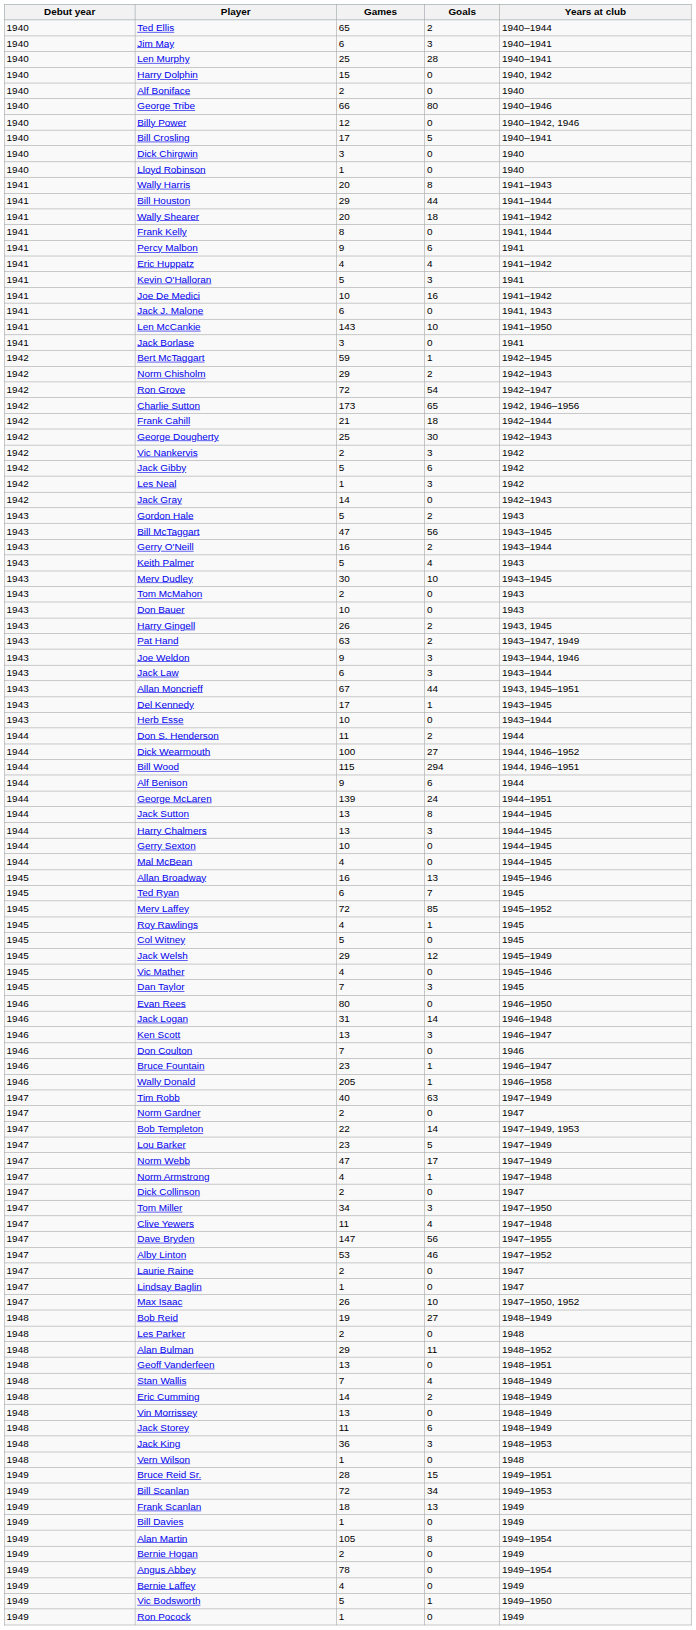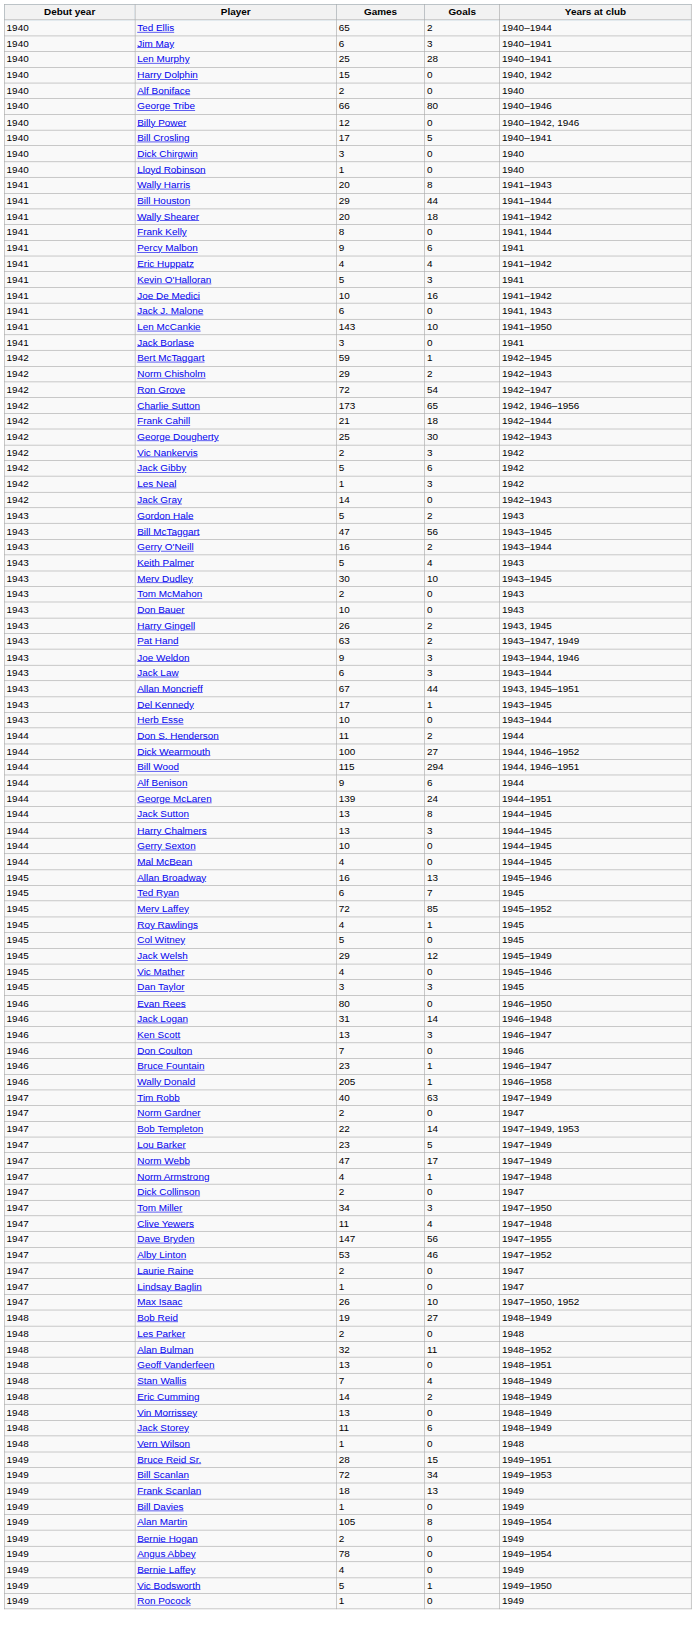(342, 987) 7 -> (342, 987) 3
(344, 1349) 29 -> (344, 1349) 32
- row: (159, 1444)
